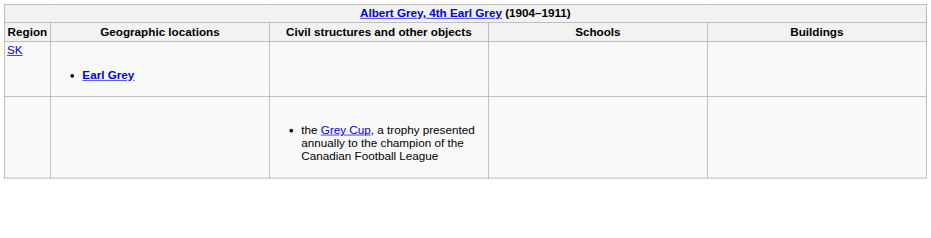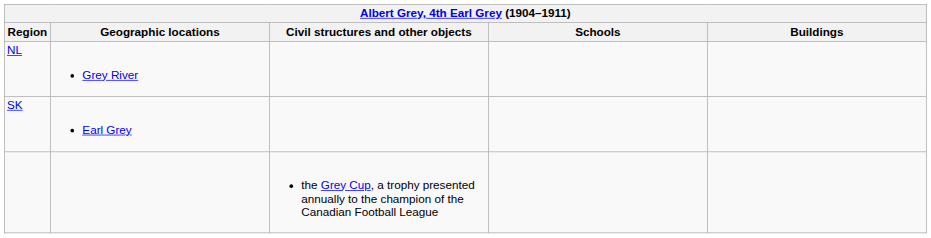+ row: (15, 50)
(160, 75) bold -> (160, 131) normal
